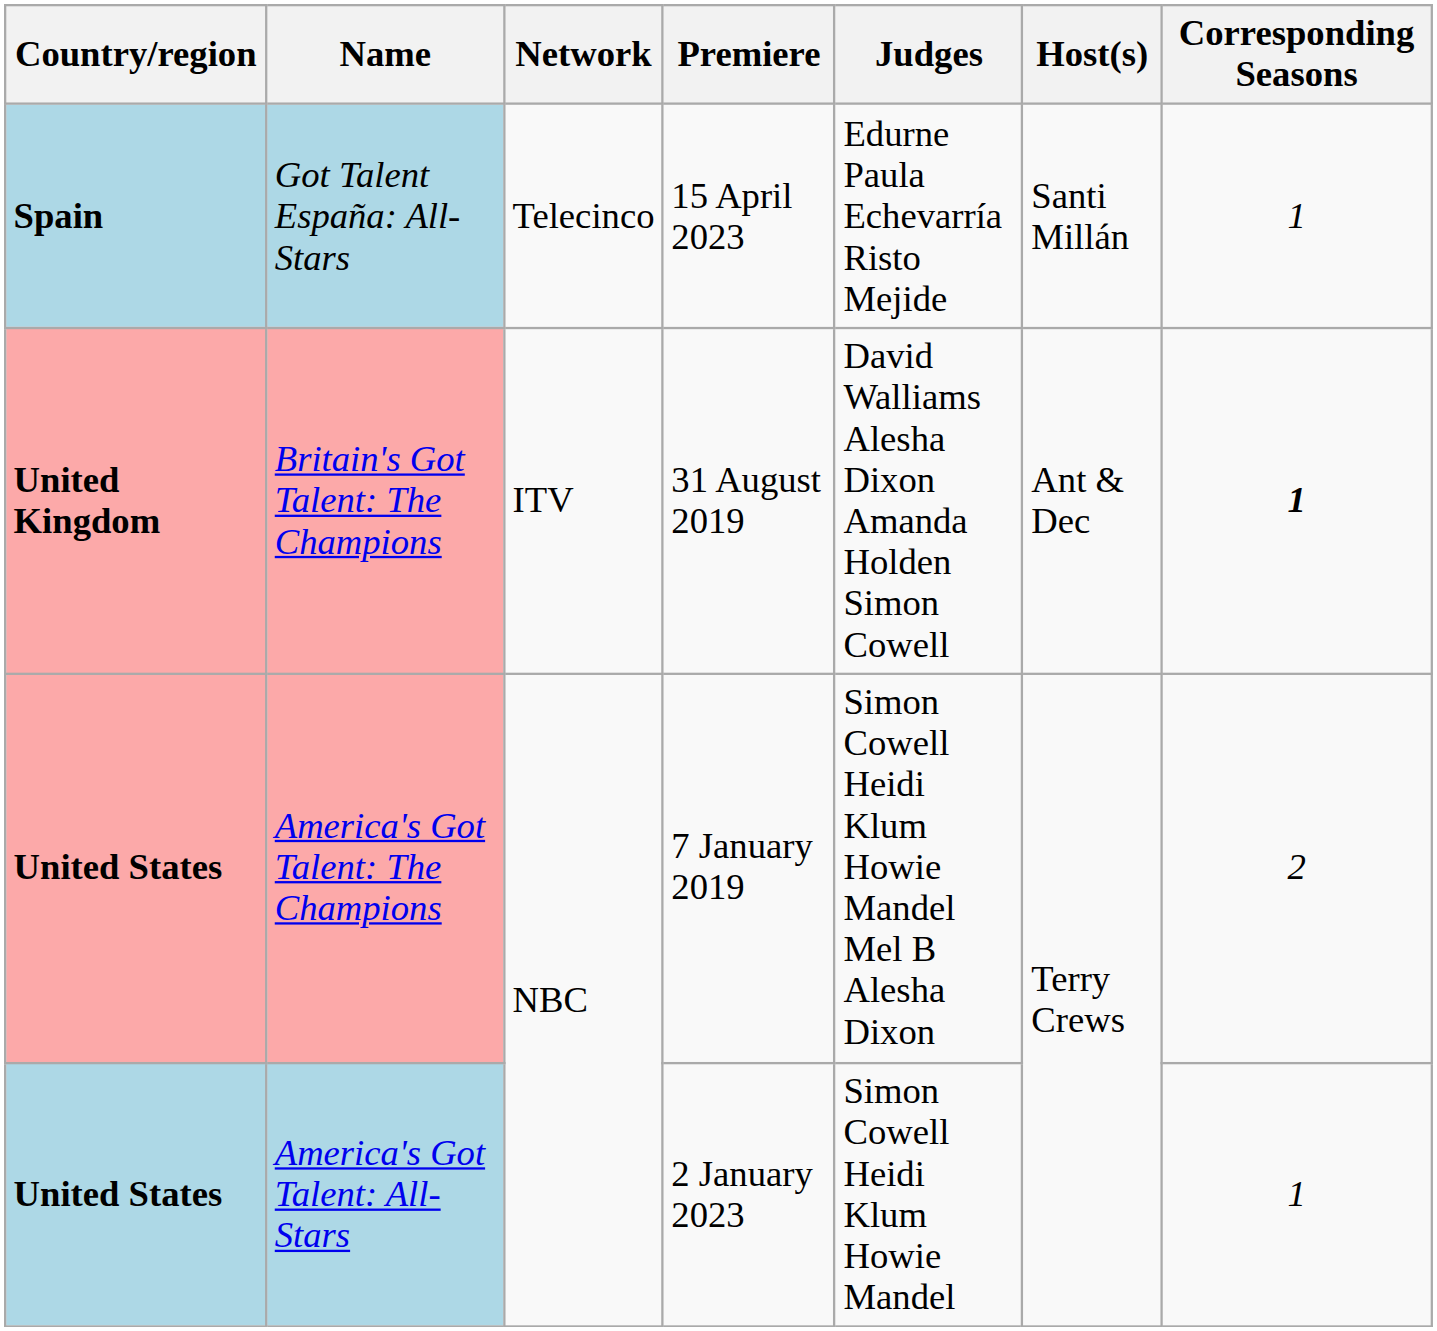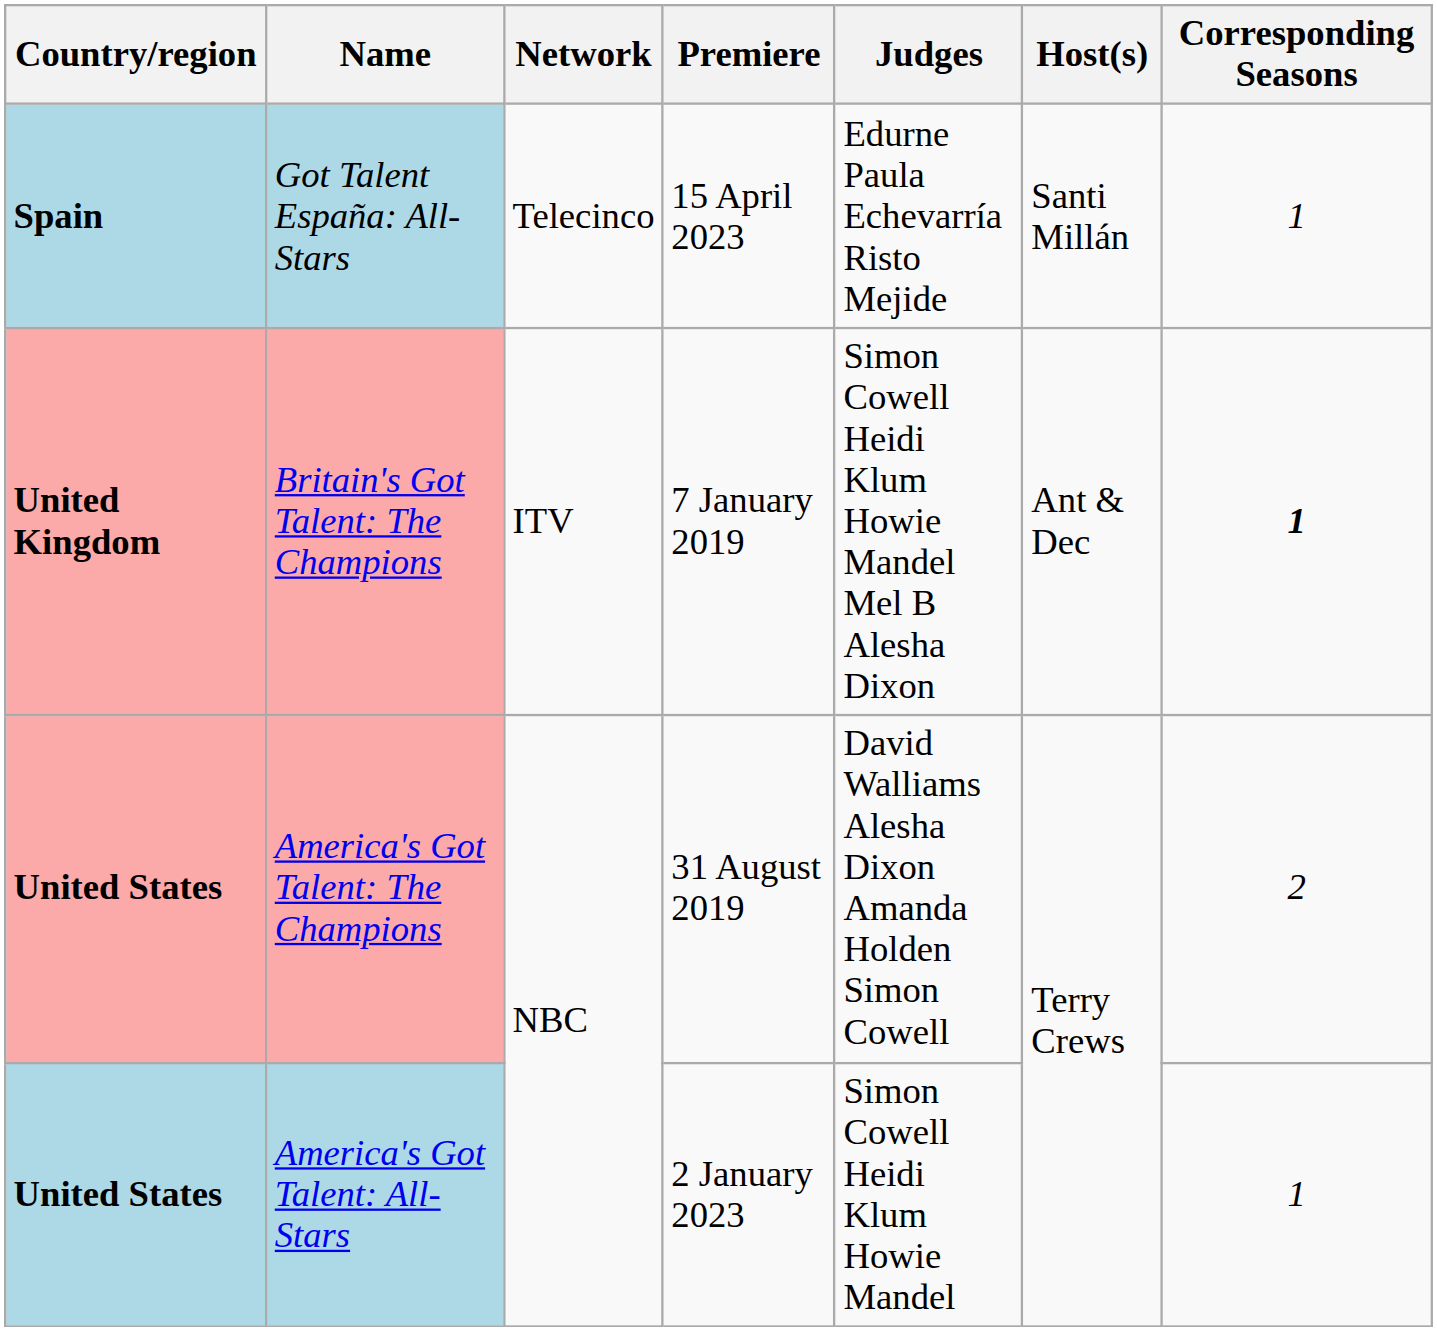(746, 500) 31 August 2019 -> (742, 520) 7 January 2019
(912, 500) David Walliams Alesha Dixon Amanda Holden Simon Cowell -> (899, 520) Simon Cowell Heidi Klum Howie Mandel Mel B Alesha Dixon
(742, 867) 7 January 2019 -> (746, 888) 31 August 2019
(899, 867) Simon Cowell Heidi Klum Howie Mandel Mel B Alesha Dixon -> (912, 888) David Walliams Alesha Dixon Amanda Holden Simon Cowell
